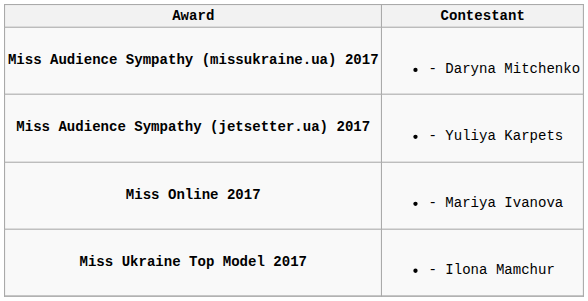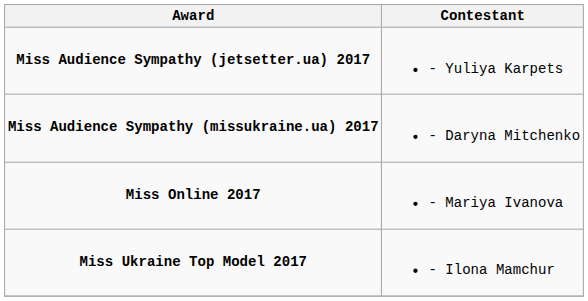rows swapped: (193, 61) <-> (193, 128)
